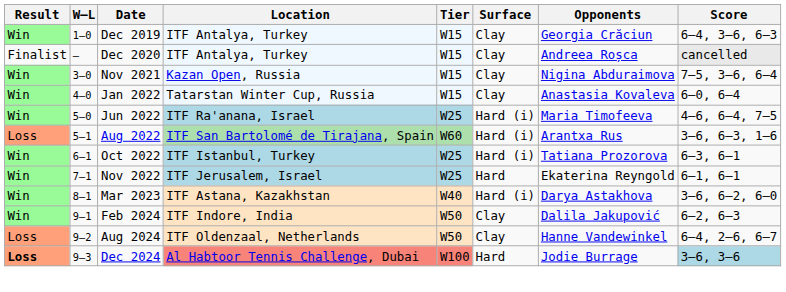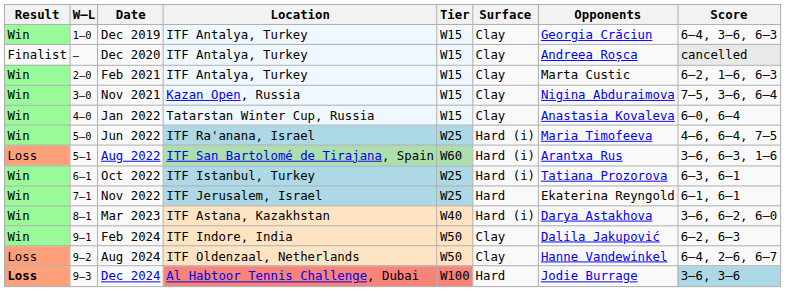+ row: (131, 75)
